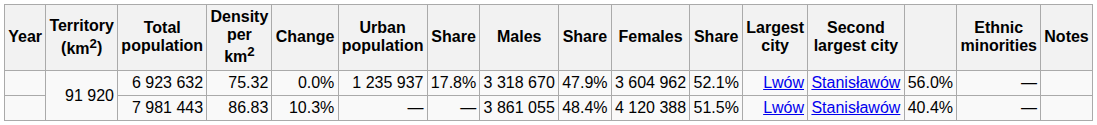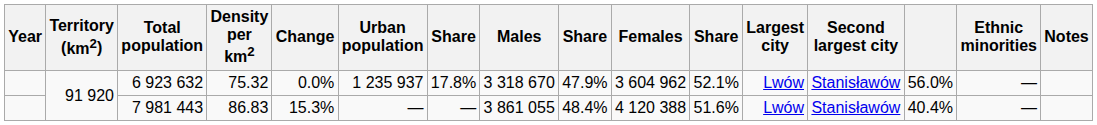(312, 108) 10.3% -> (312, 108) 15.3%
(716, 108) 51.5% -> (716, 108) 51.6%
